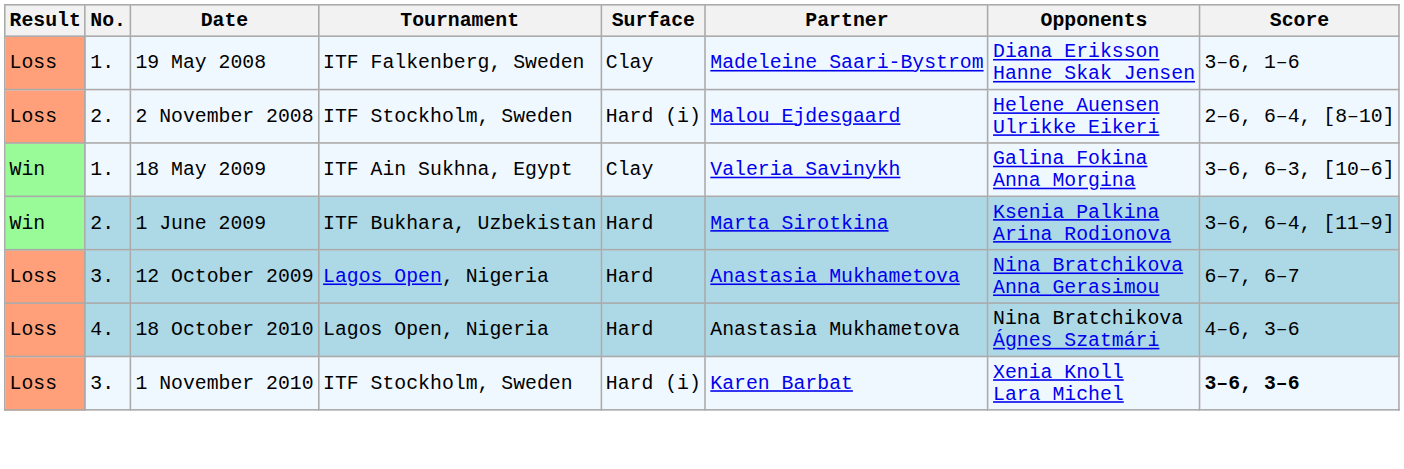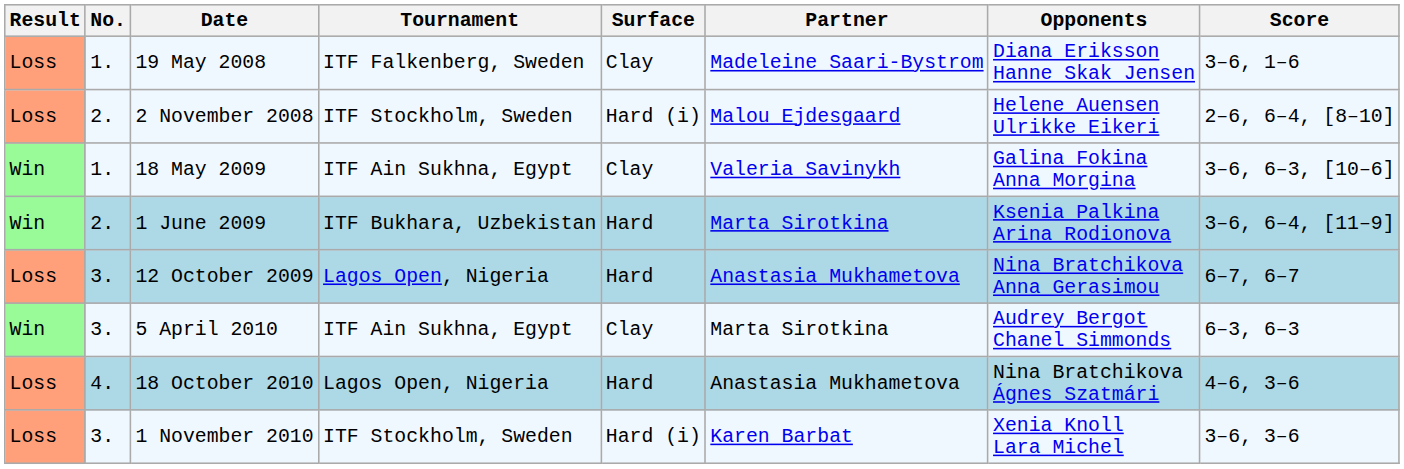+ row: (207, 330)
(1252, 383) bold -> (1252, 437) normal
